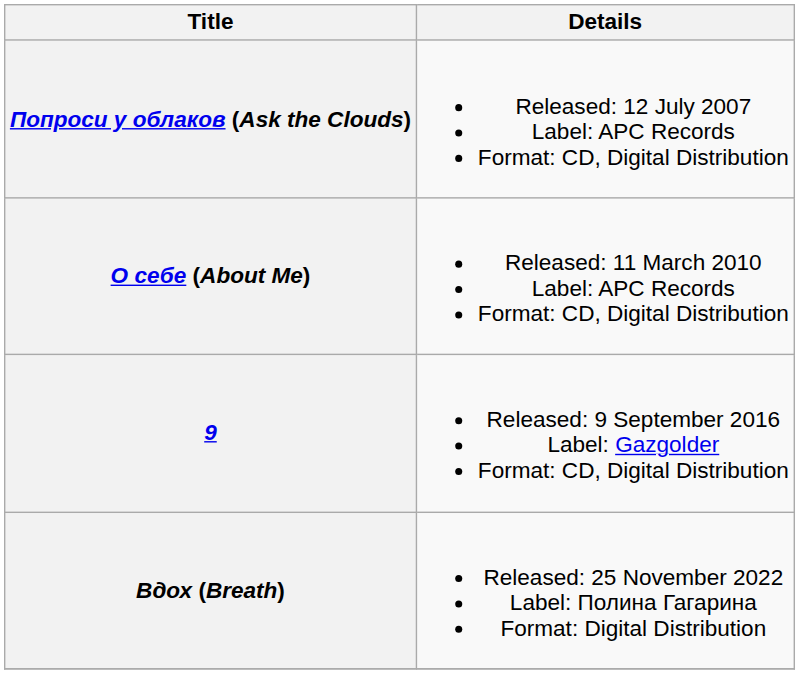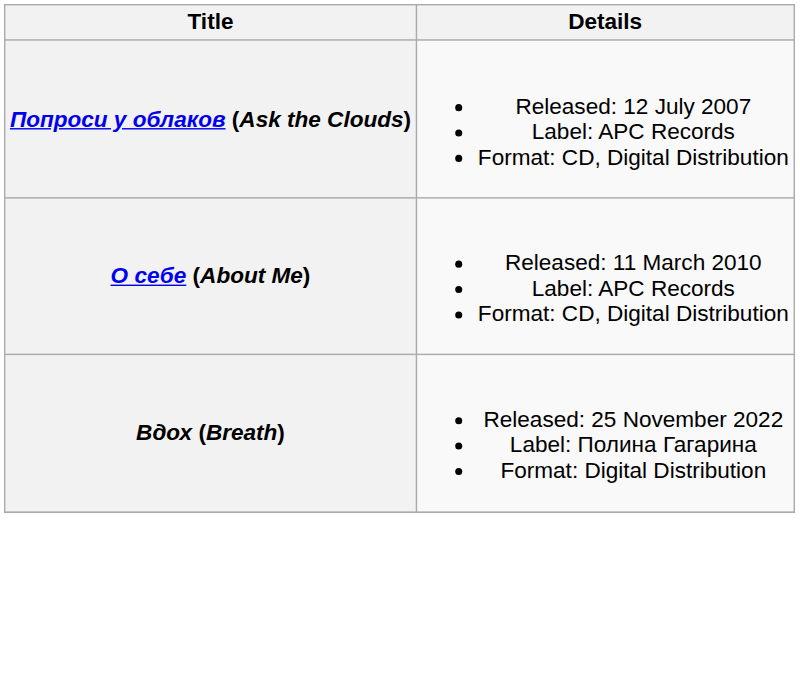- row: (210, 432)
